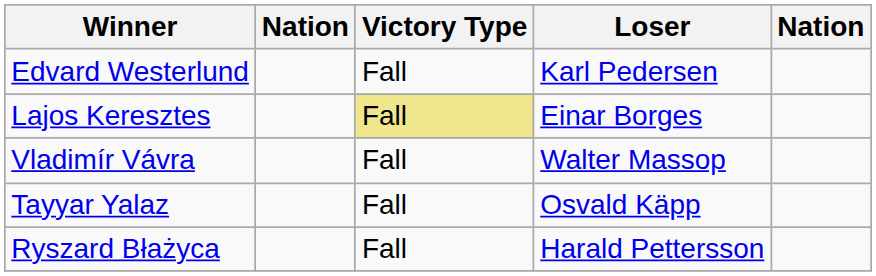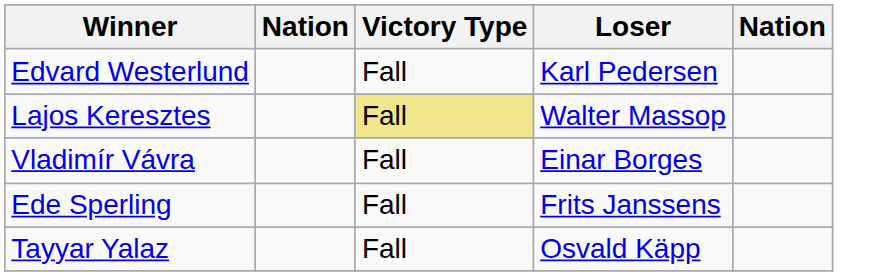(621, 115) Einar Borges -> (633, 115) Walter Massop
(633, 159) Walter Massop -> (621, 159) Einar Borges
+ row: (92, 204)
- row: (116, 248)
